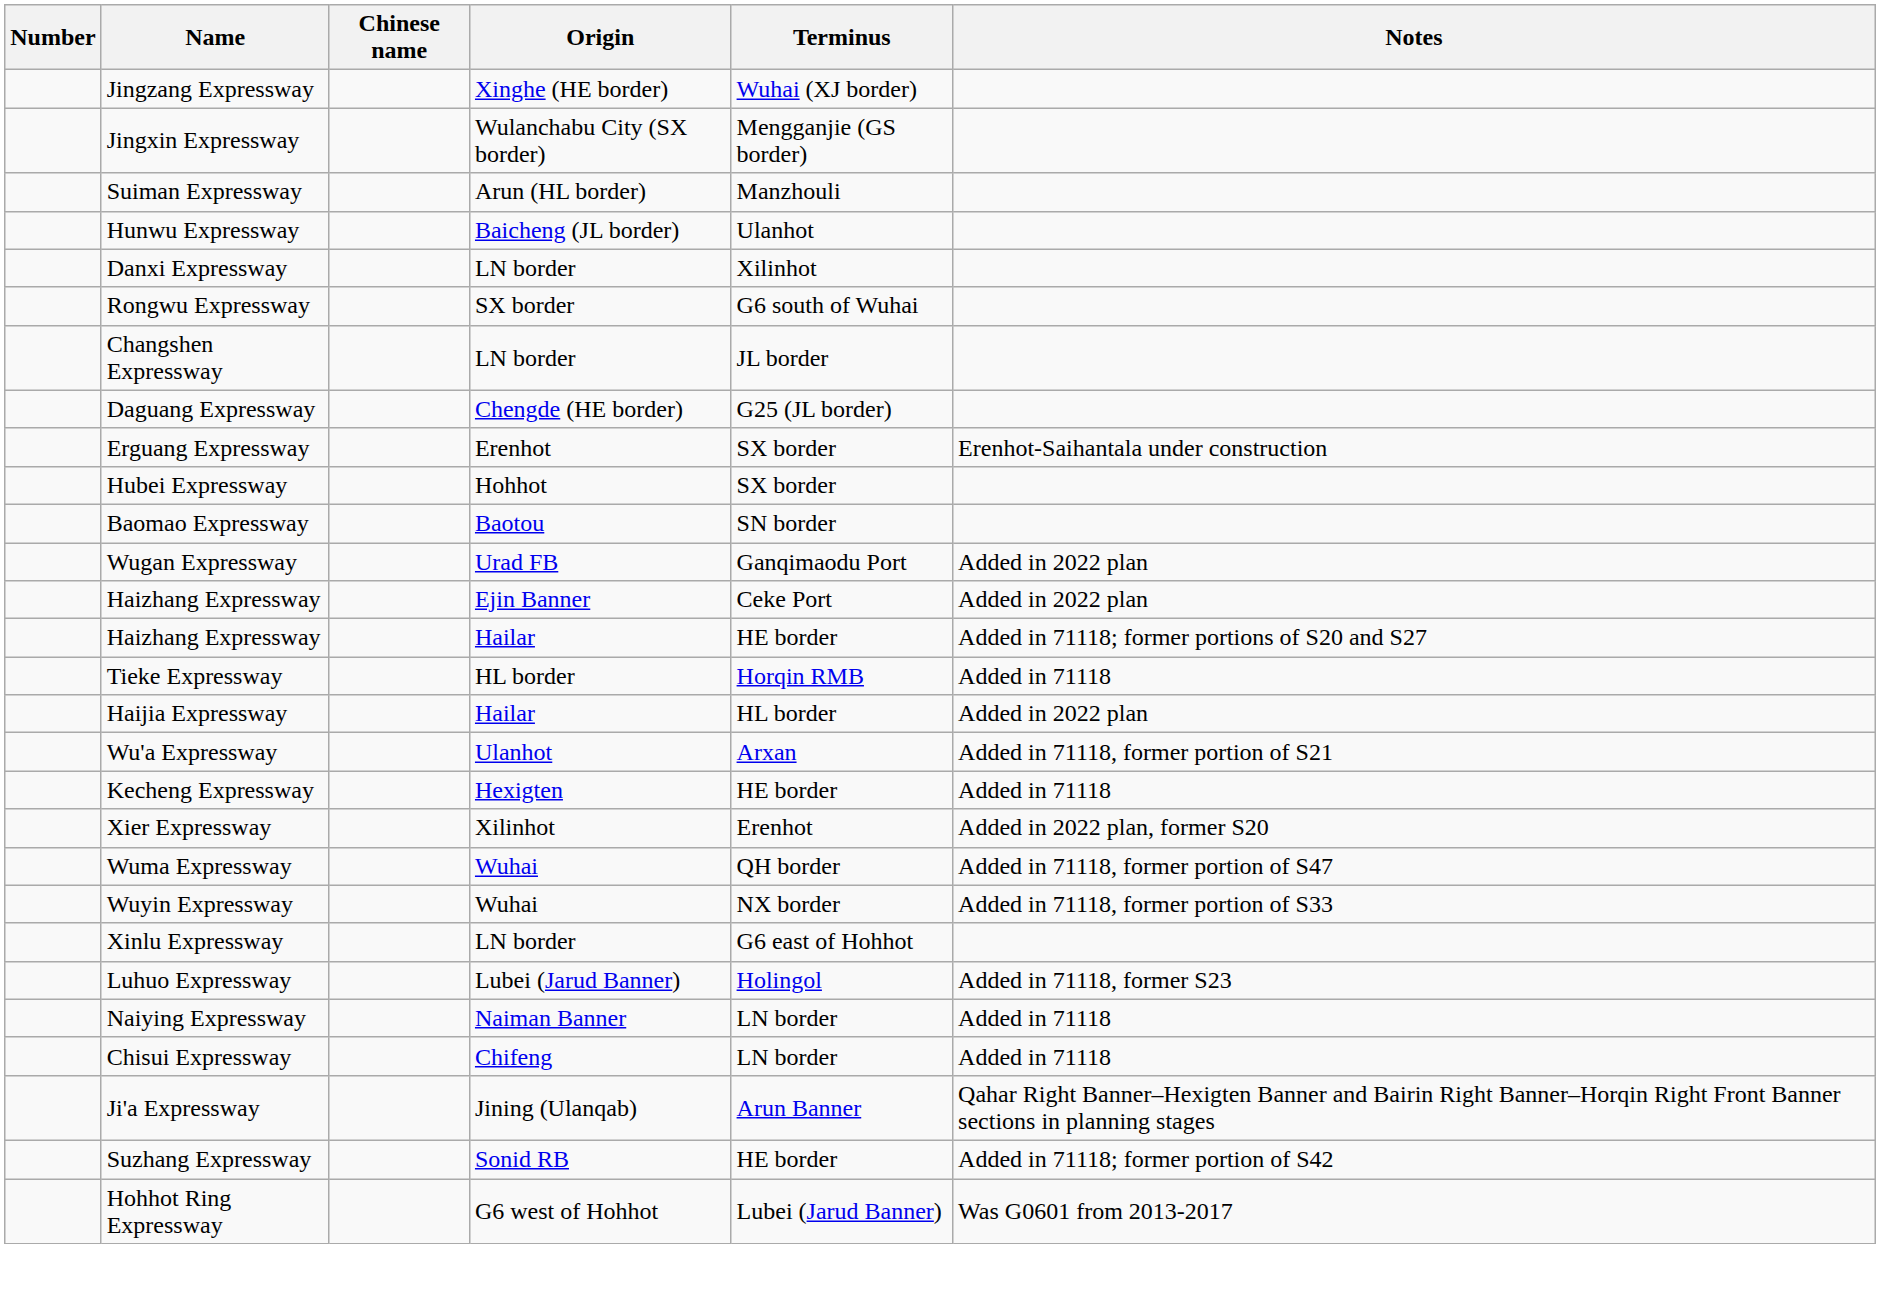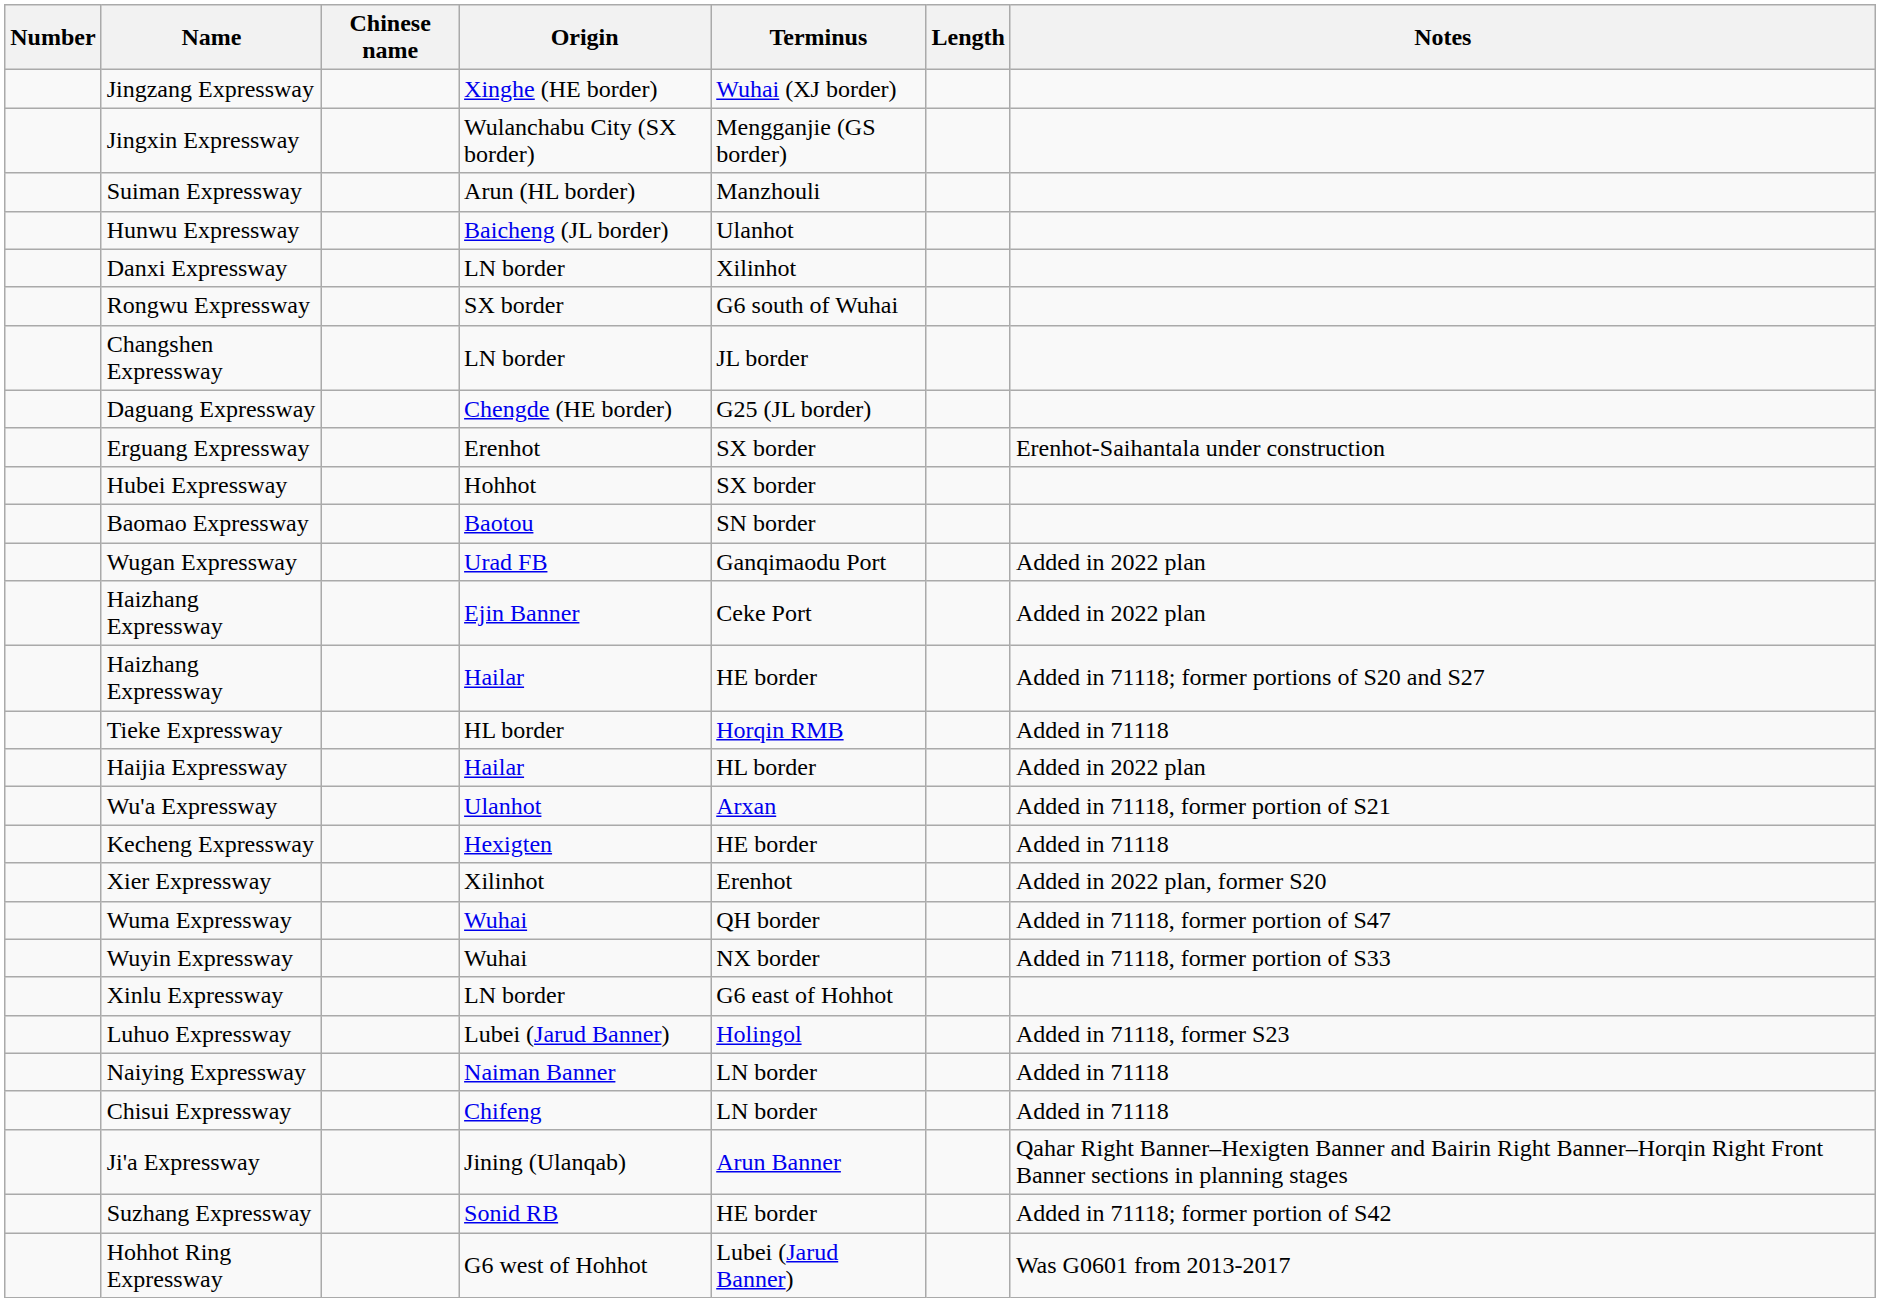+ column: (968, 37)
